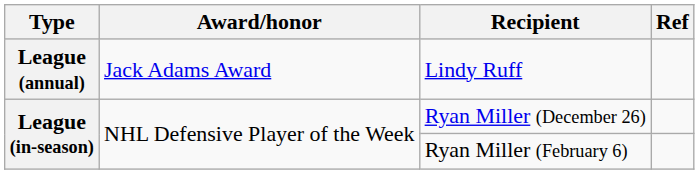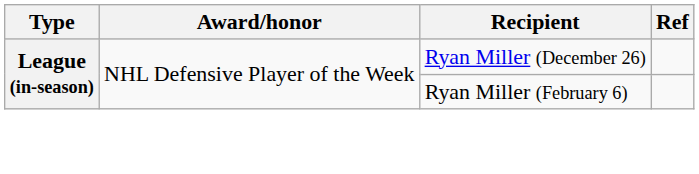- row: (473, 68)
